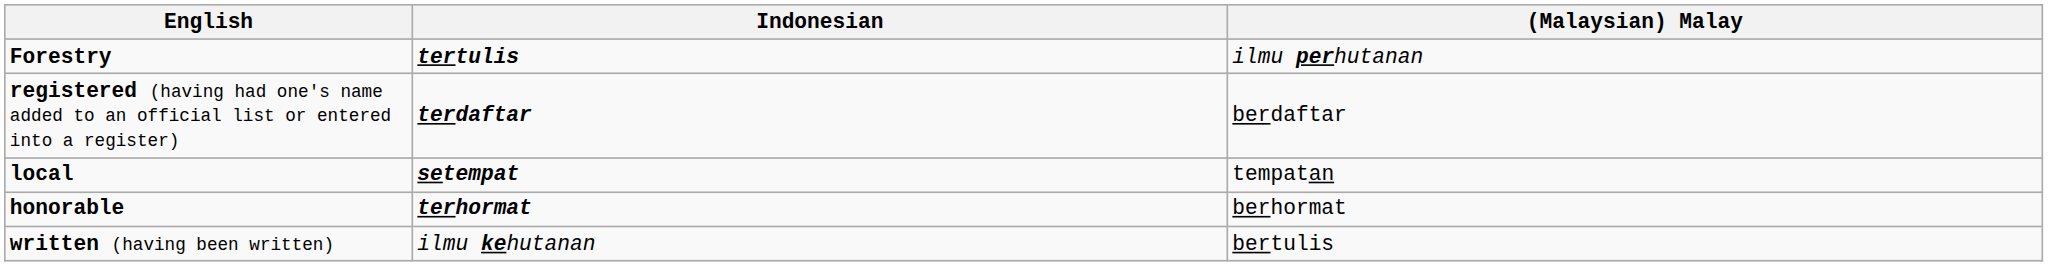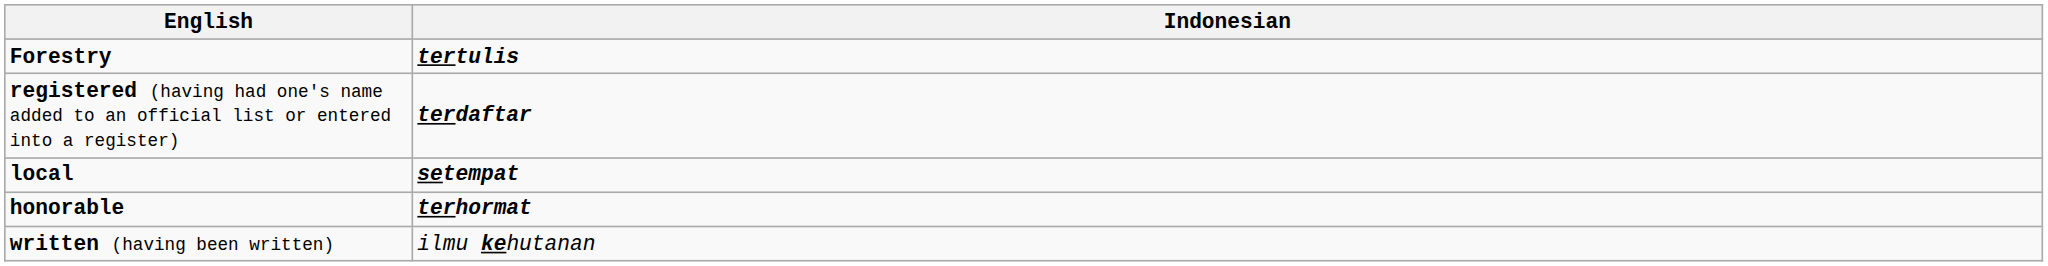- column: (1635, 22)
